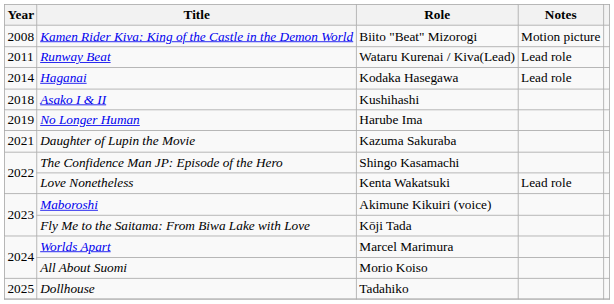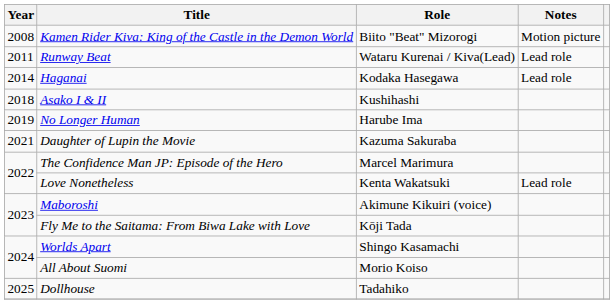(409, 162) Shingo Kasamachi -> (406, 162) Marcel Marimura
(406, 246) Marcel Marimura -> (409, 246) Shingo Kasamachi
